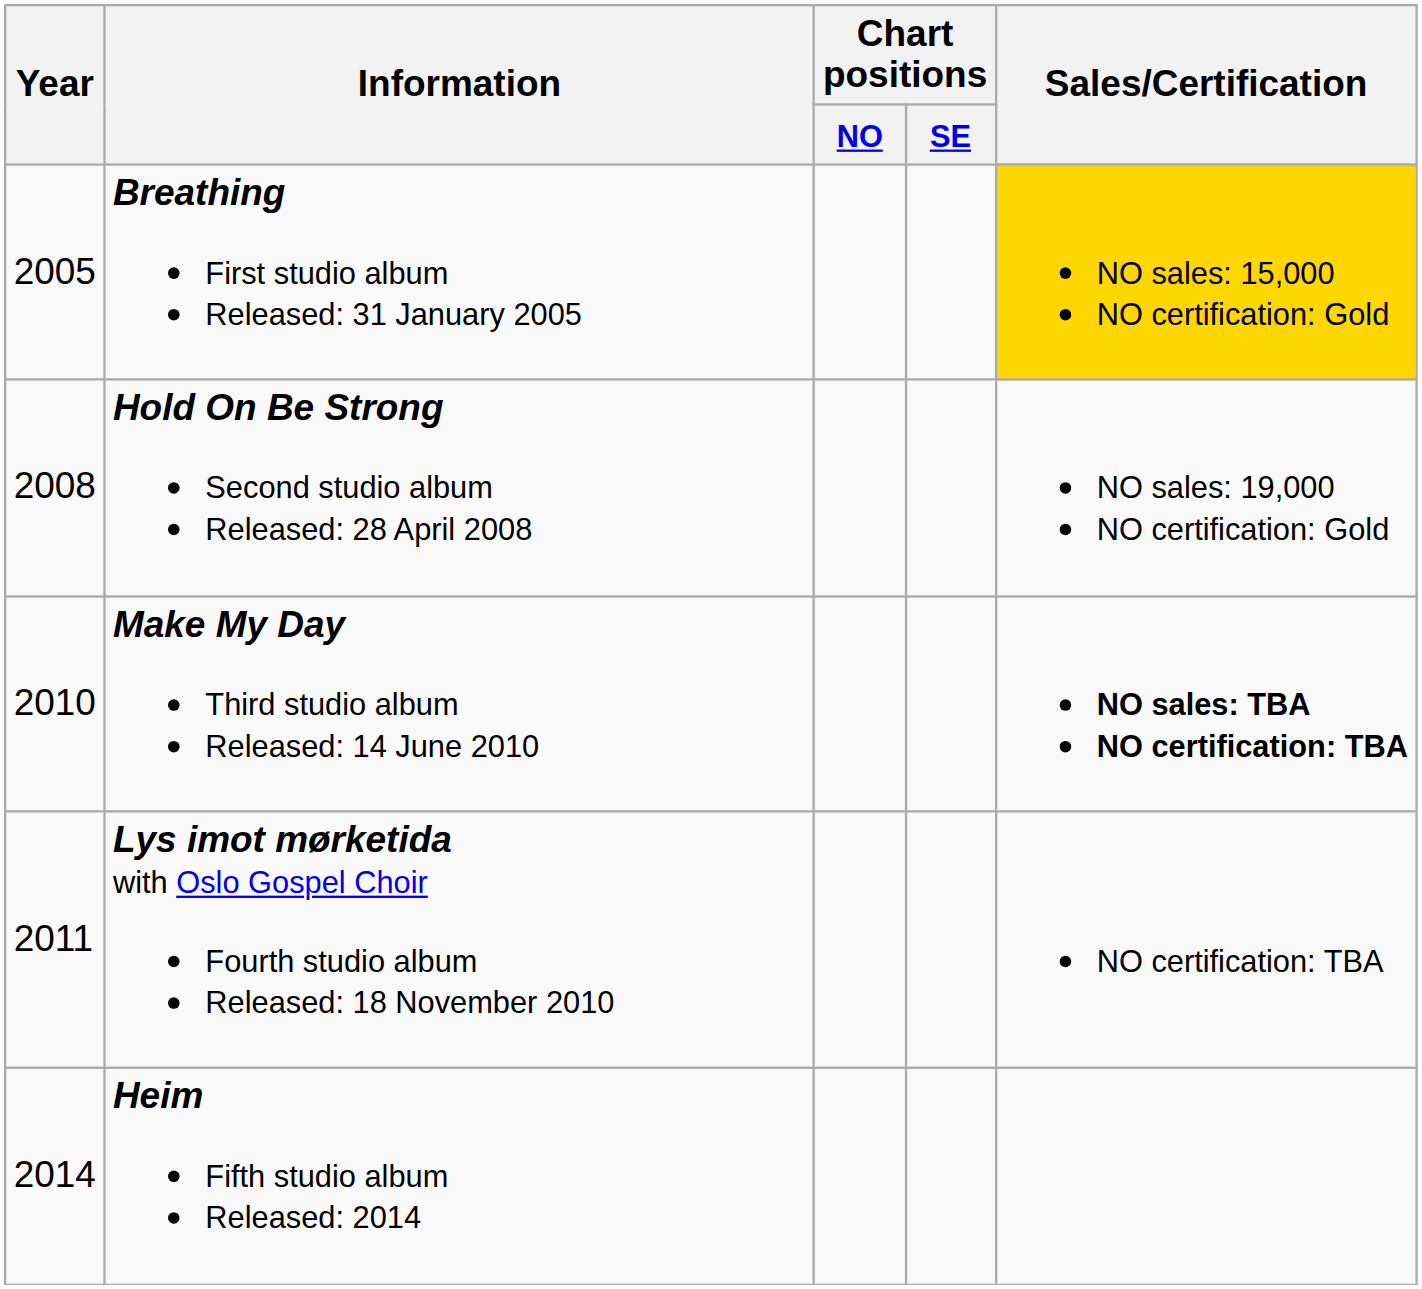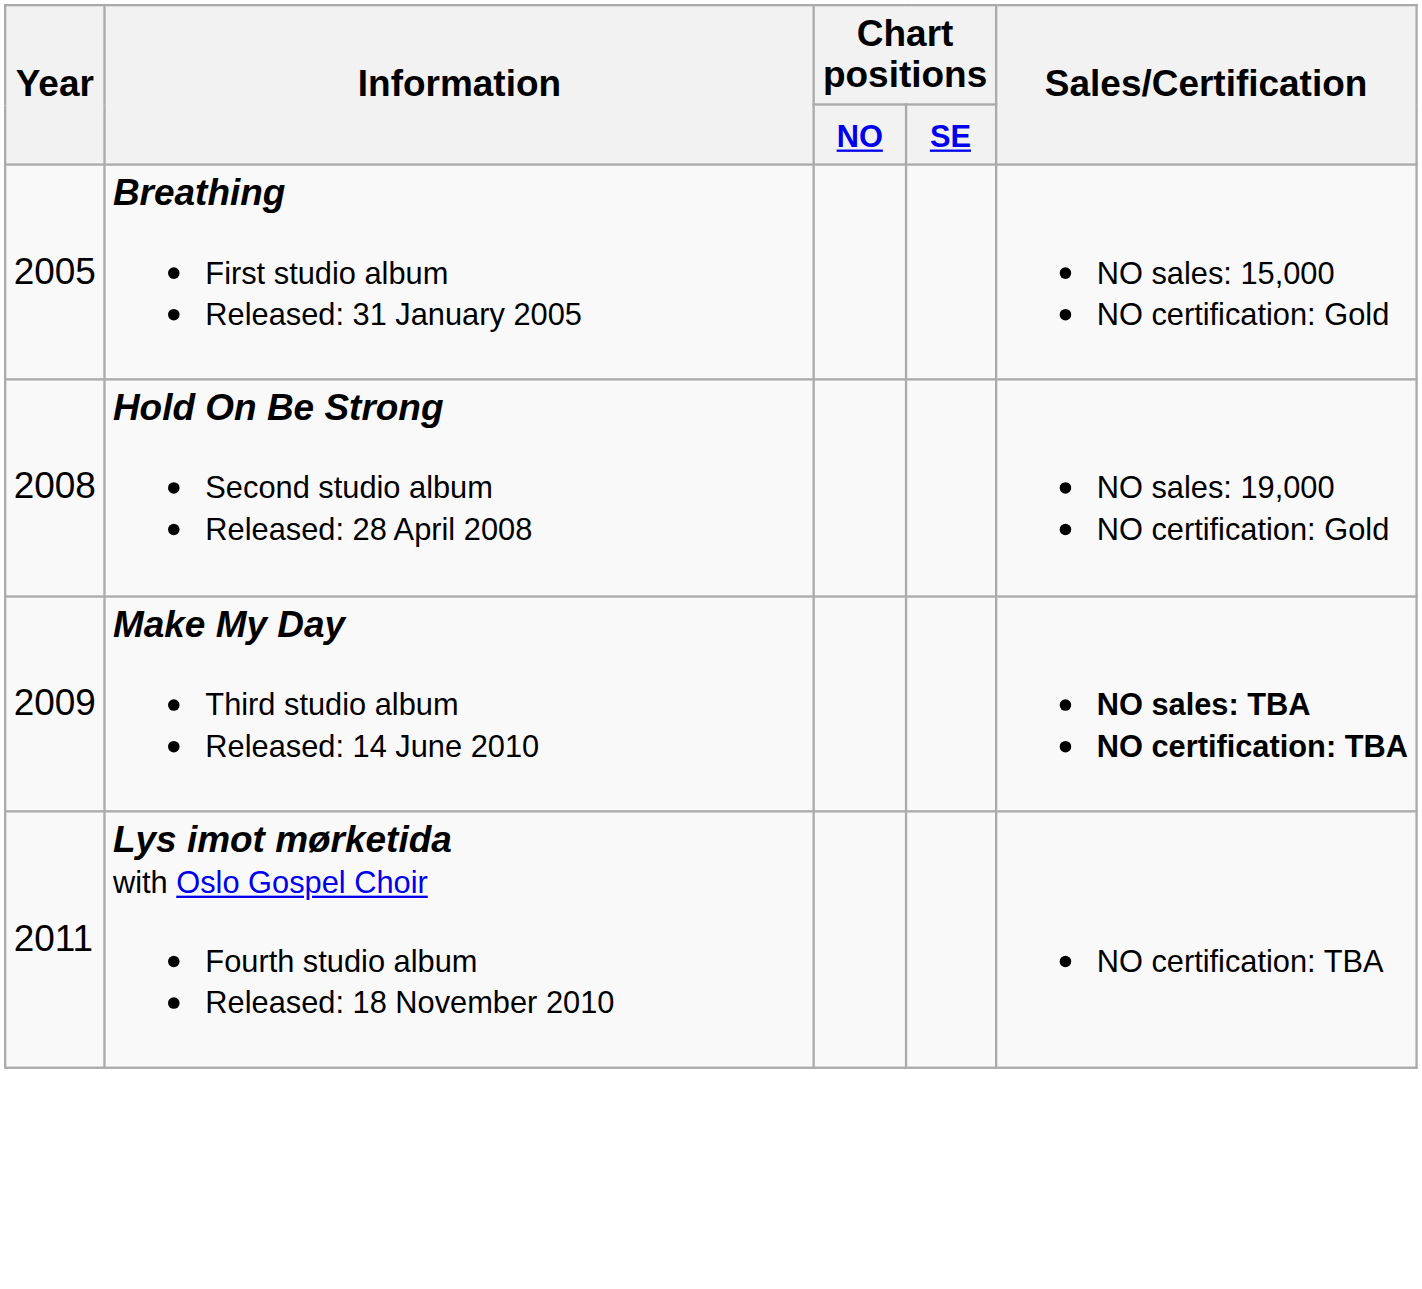(1206, 293) gold background -> (1206, 293) no background
(55, 702) 2010 -> (55, 702) 2009
- row: (459, 1158)
